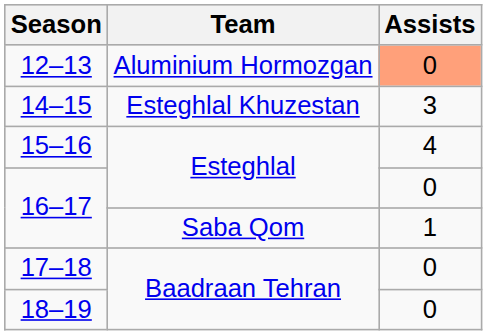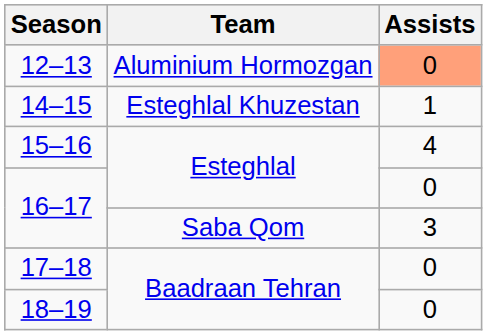(430, 106) 3 -> (430, 106) 1
(430, 227) 1 -> (430, 227) 3
